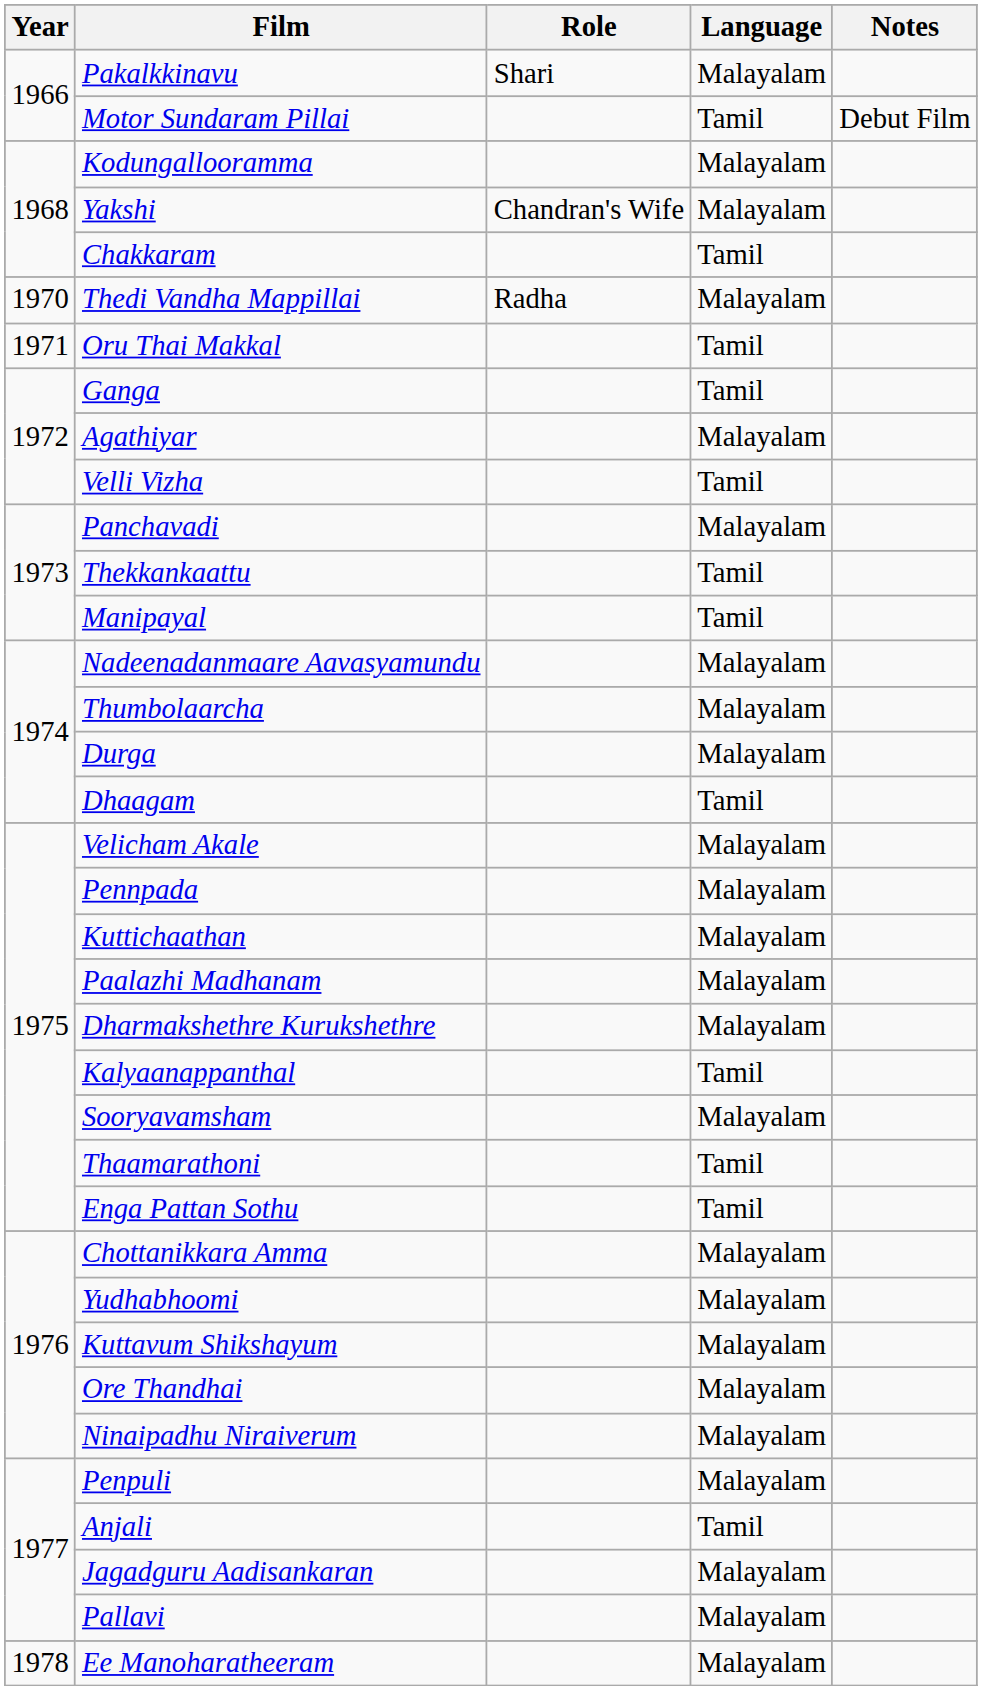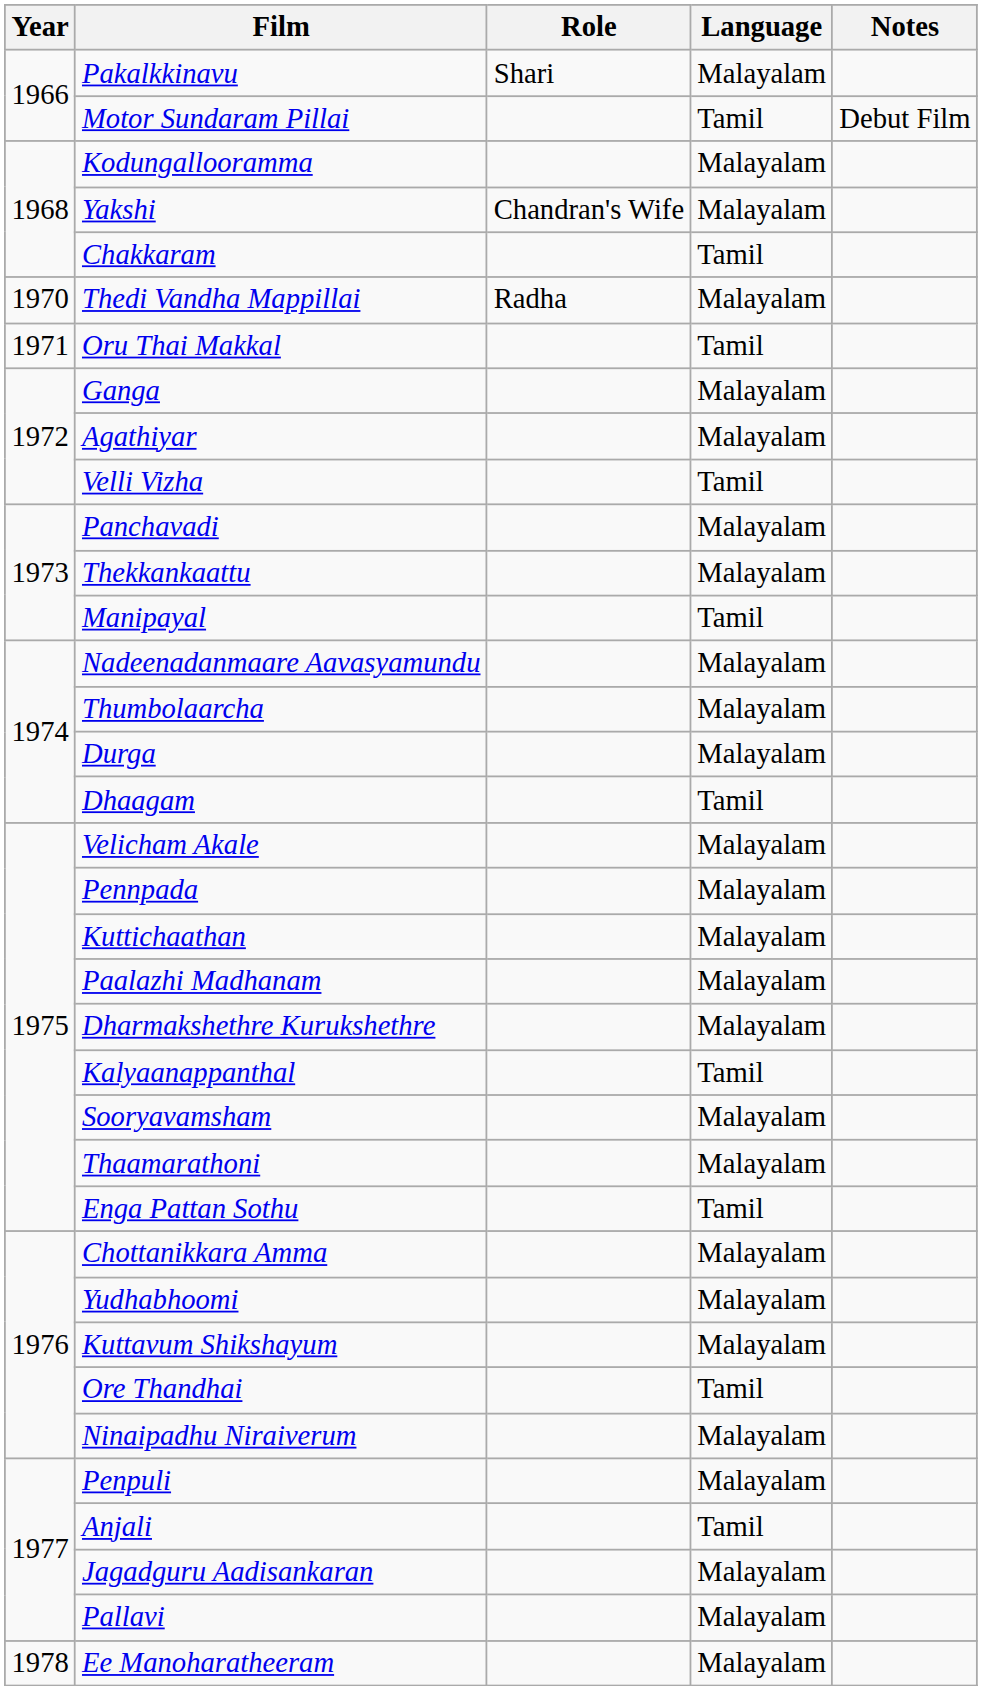(730, 390) Tamil -> (762, 390) Malayalam
(730, 572) Tamil -> (762, 572) Malayalam
(730, 1162) Tamil -> (762, 1162) Malayalam
(762, 1389) Malayalam -> (730, 1389) Tamil
